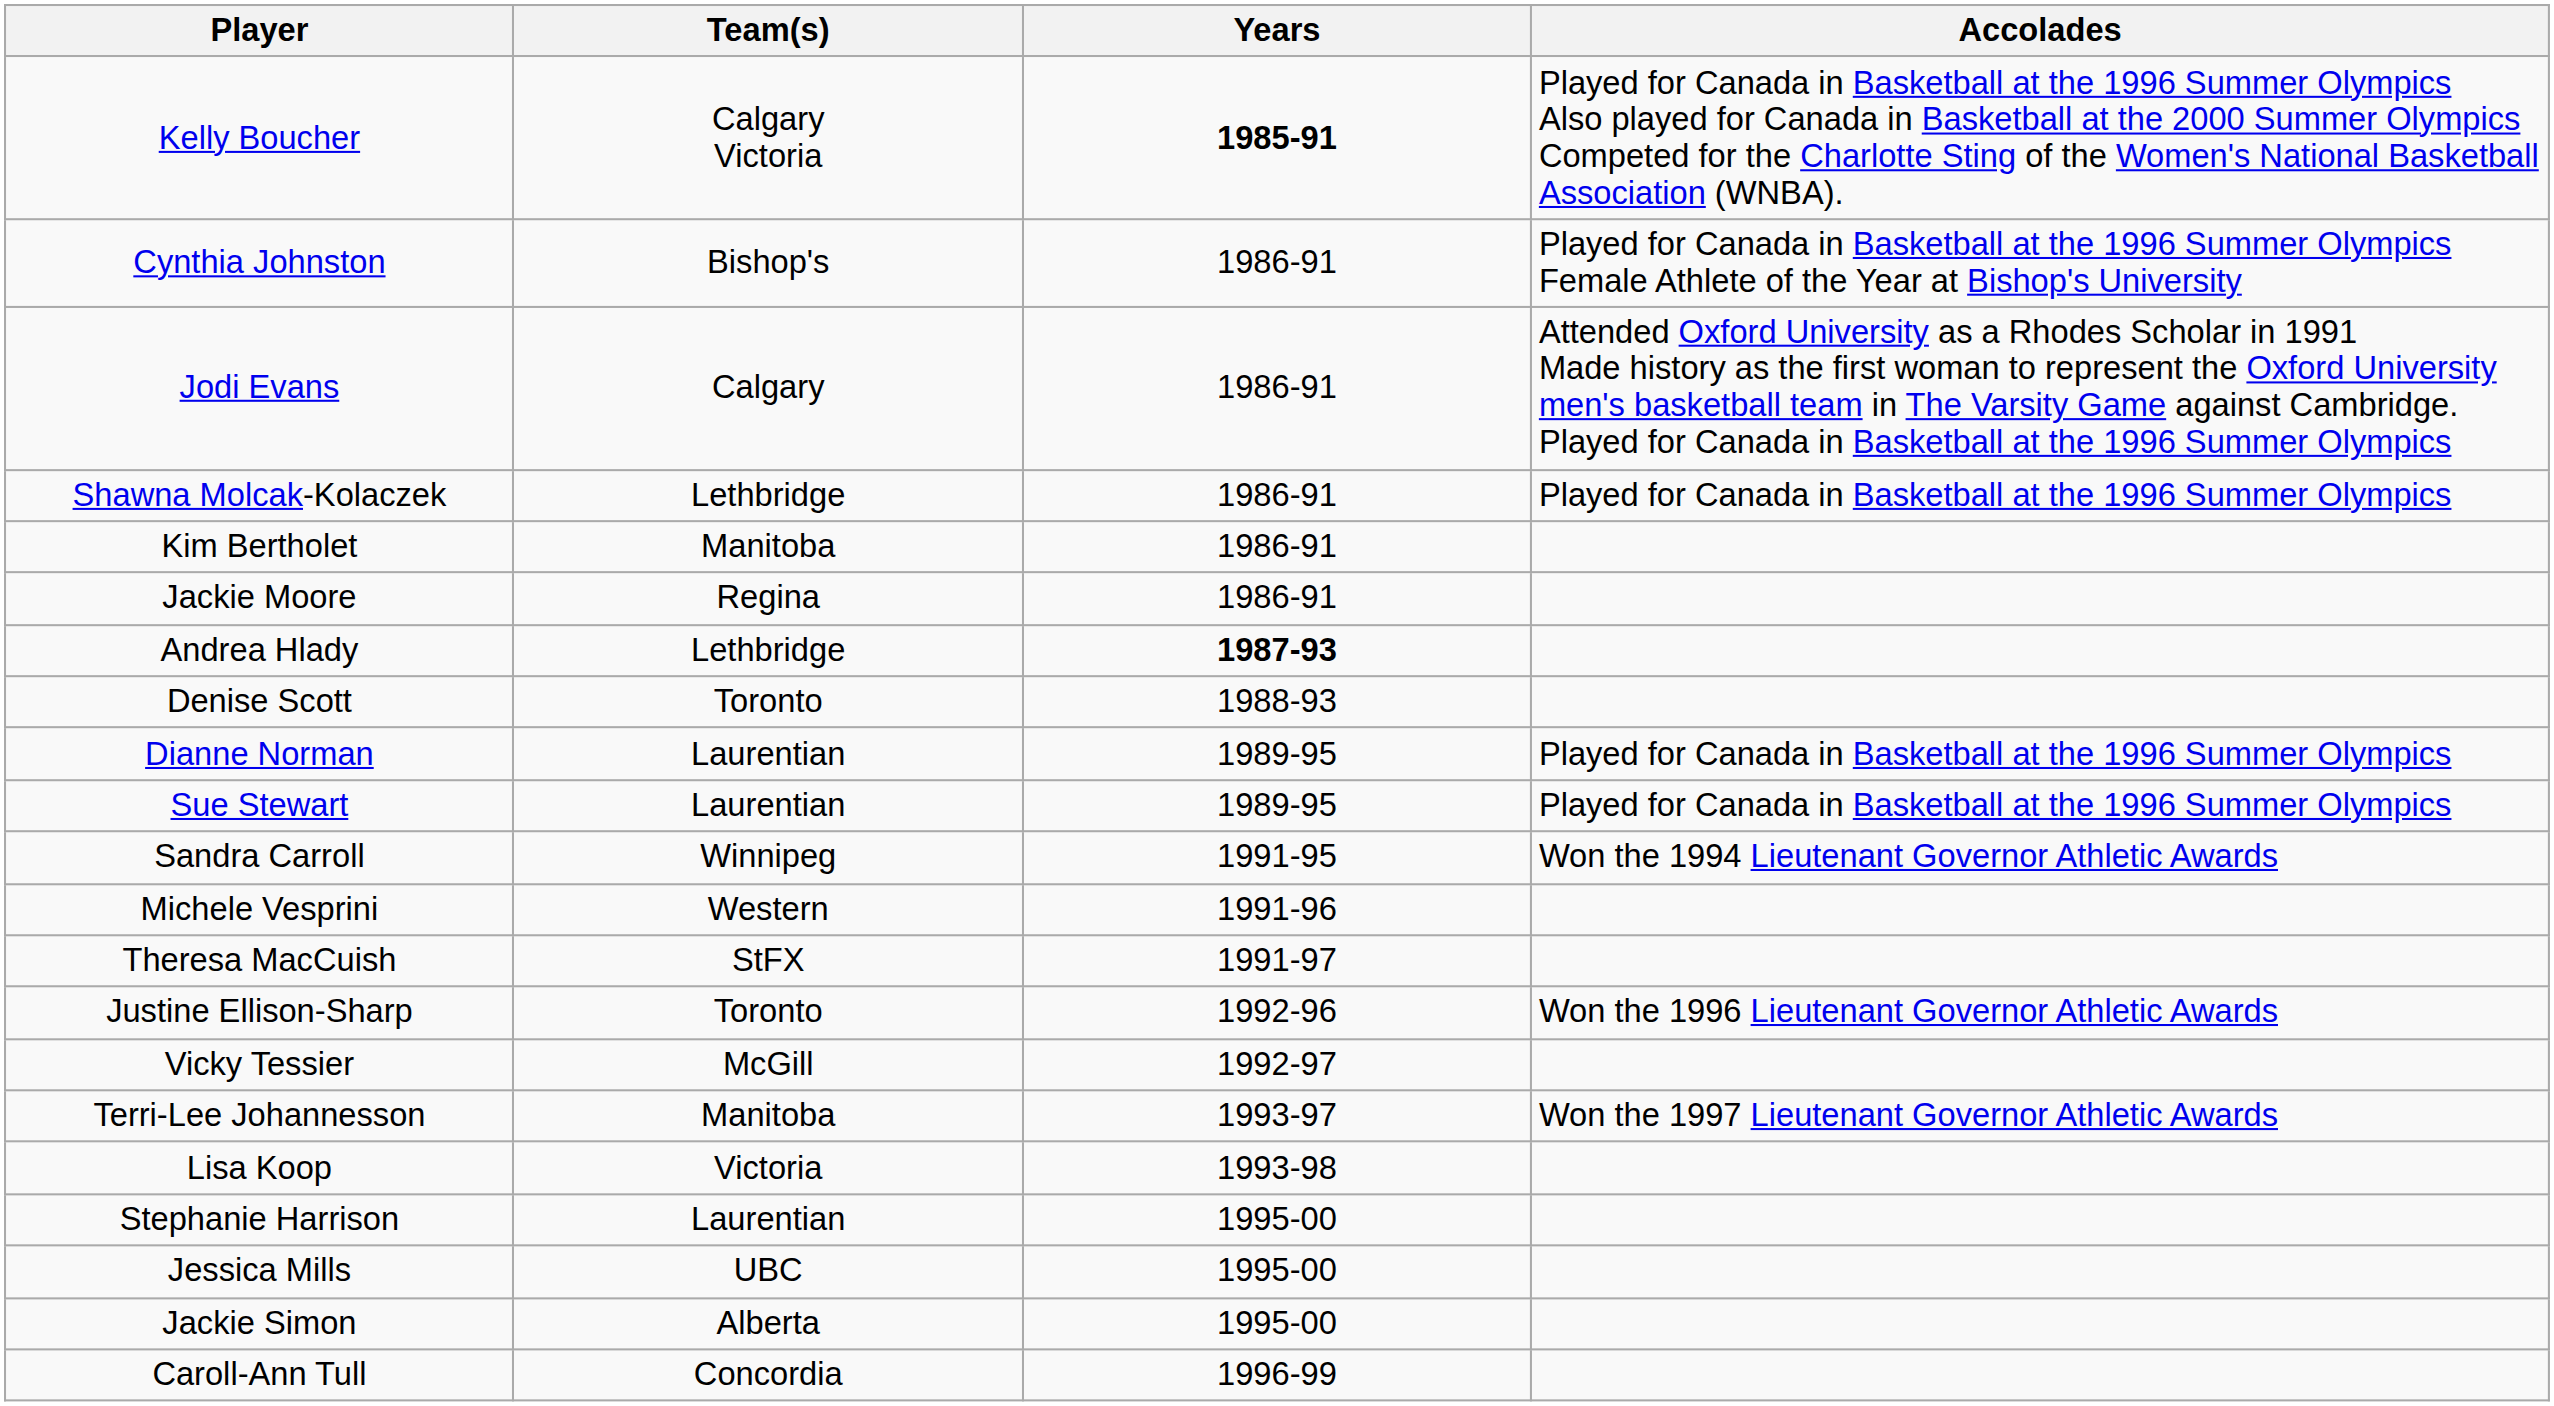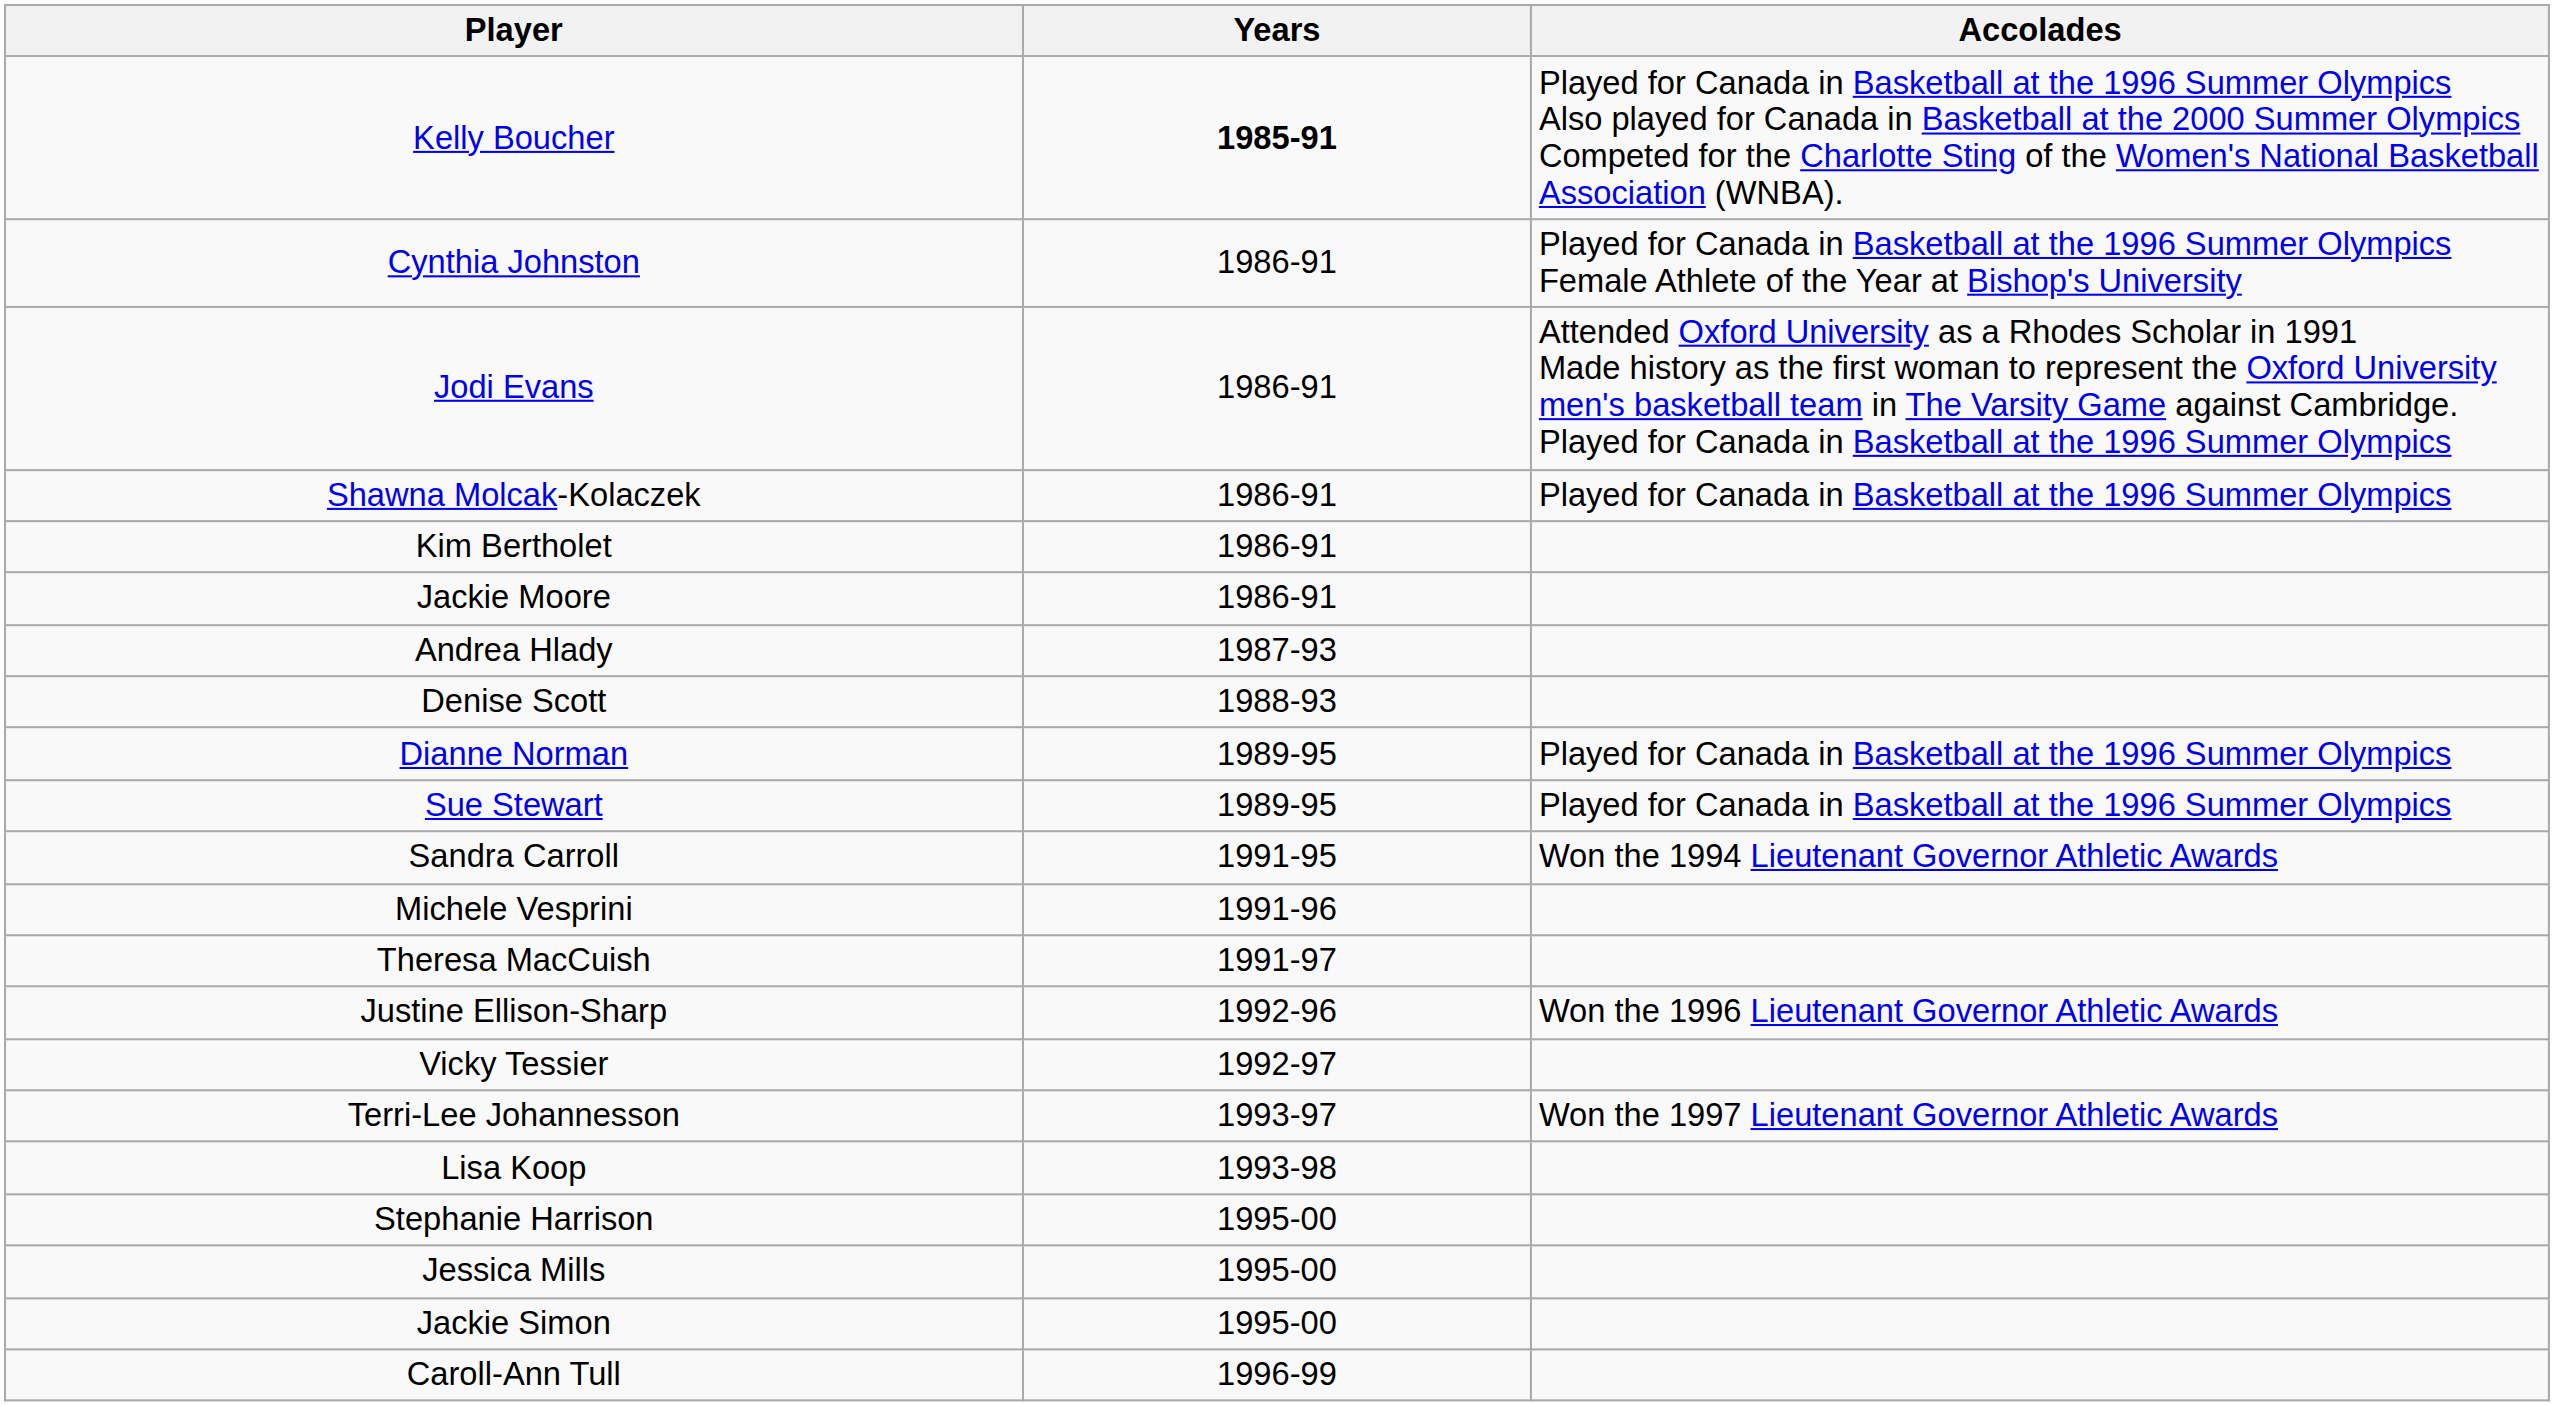- column: (768, 30)
(1277, 649) bold -> (1277, 649) normal
